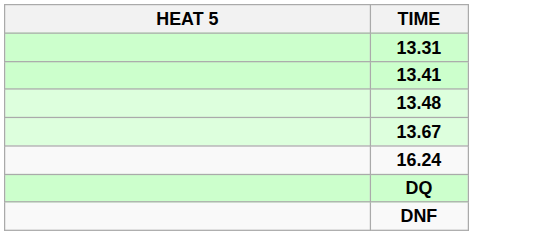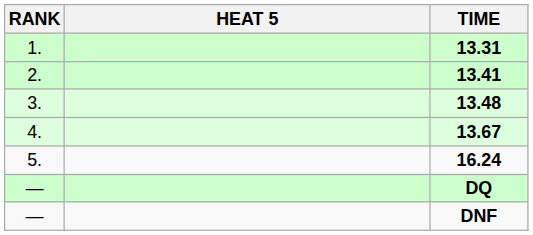+ column: (35, 19)
